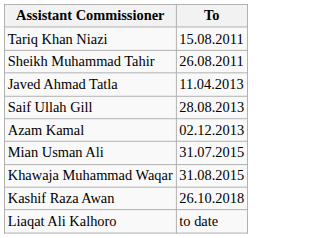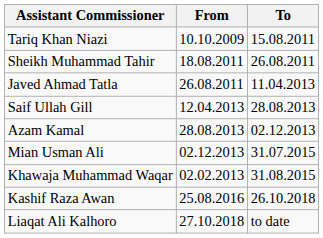+ column: (212, 15)
